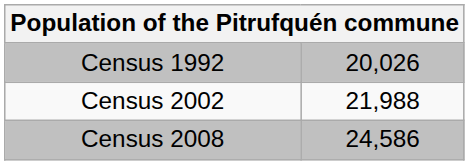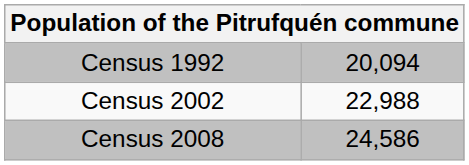(383, 62) 20,026 -> (383, 62) 20,094
(383, 100) 21,988 -> (383, 100) 22,988
